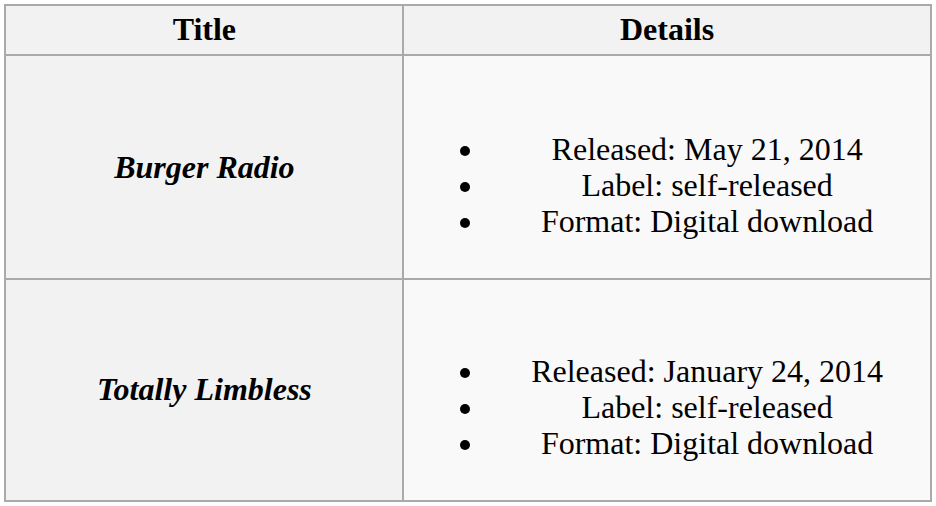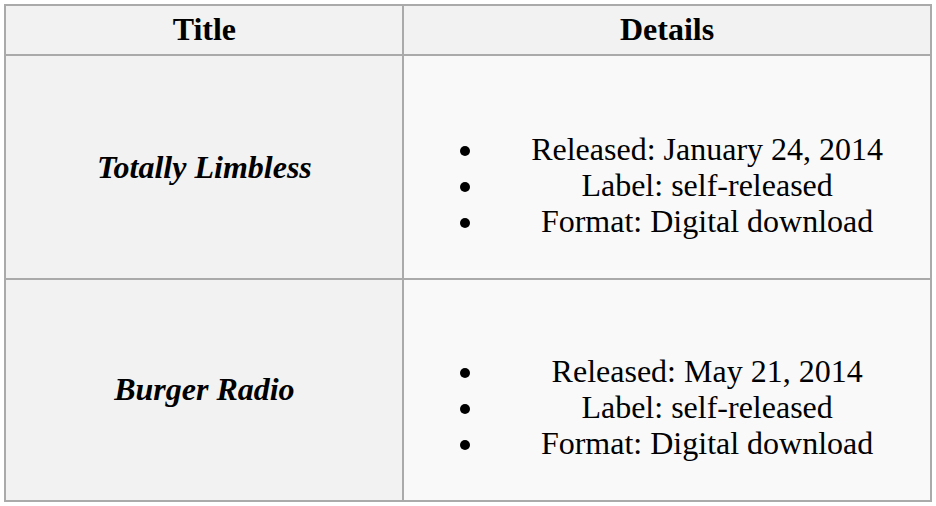rows swapped: (204, 389) <-> (204, 166)
